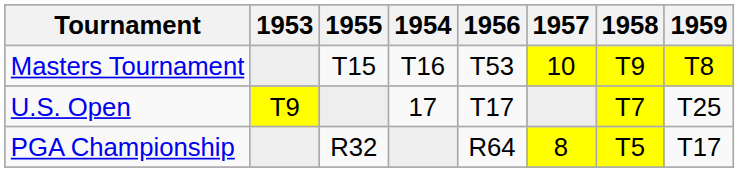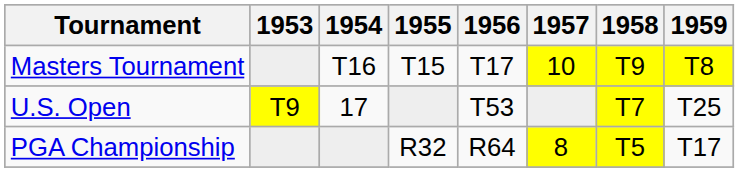columns swapped: (423, 25) <-> (354, 25)
(492, 66) T53 -> (492, 66) T17
(492, 107) T17 -> (492, 107) T53
